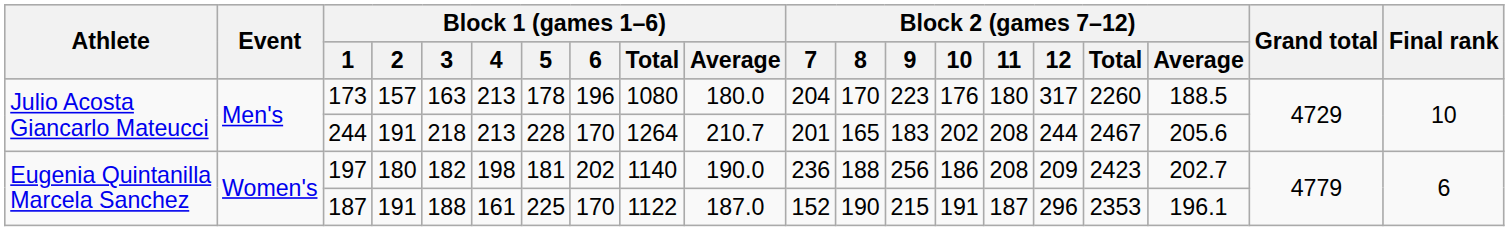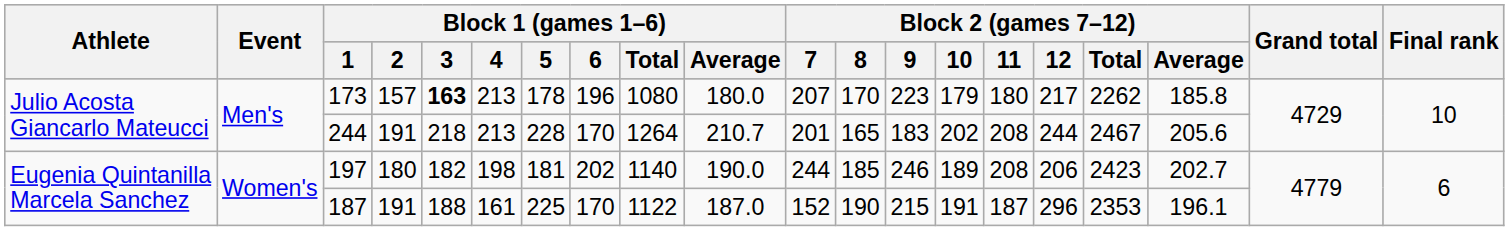(447, 97) normal -> (447, 97) bold
(811, 97) 204 -> (811, 97) 207
(959, 97) 176 -> (959, 97) 179
(1058, 97) 317 -> (1058, 97) 217
(1115, 97) 2260 -> (1115, 97) 2262
(1198, 97) 188.5 -> (1198, 97) 185.8
(811, 170) 236 -> (811, 170) 244
(860, 170) 188 -> (860, 170) 185
(910, 170) 256 -> (910, 170) 246
(959, 170) 186 -> (959, 170) 189
(1058, 170) 209 -> (1058, 170) 206
